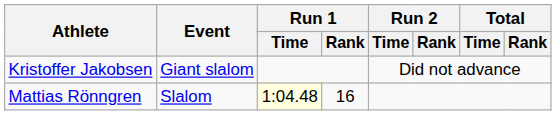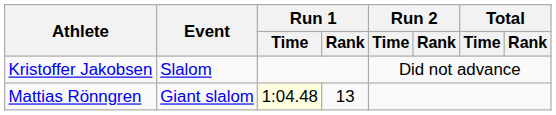(207, 70) Giant slalom -> (186, 70) Slalom
(186, 97) Slalom -> (207, 97) Giant slalom
(345, 97) 16 -> (345, 97) 13
